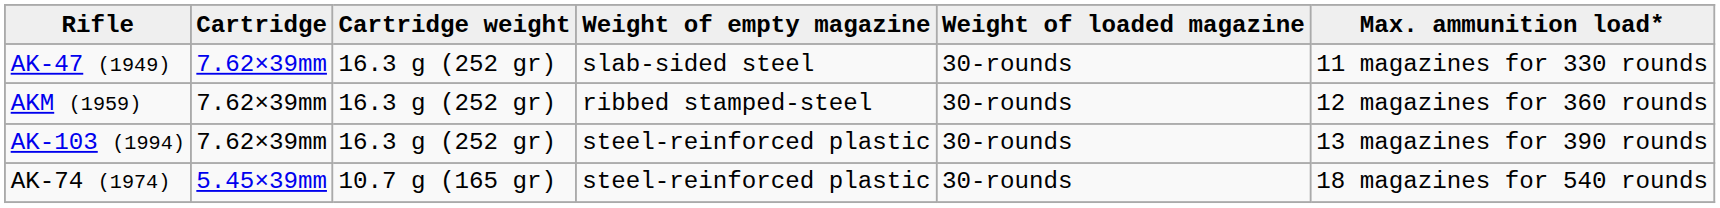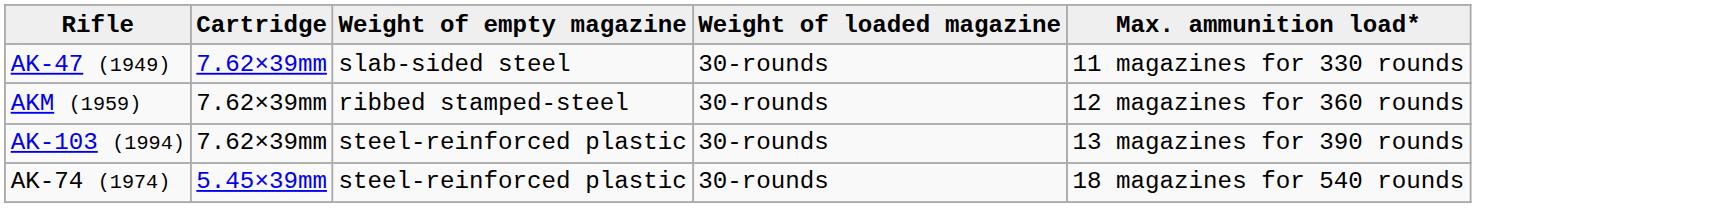- column: (455, 25)
